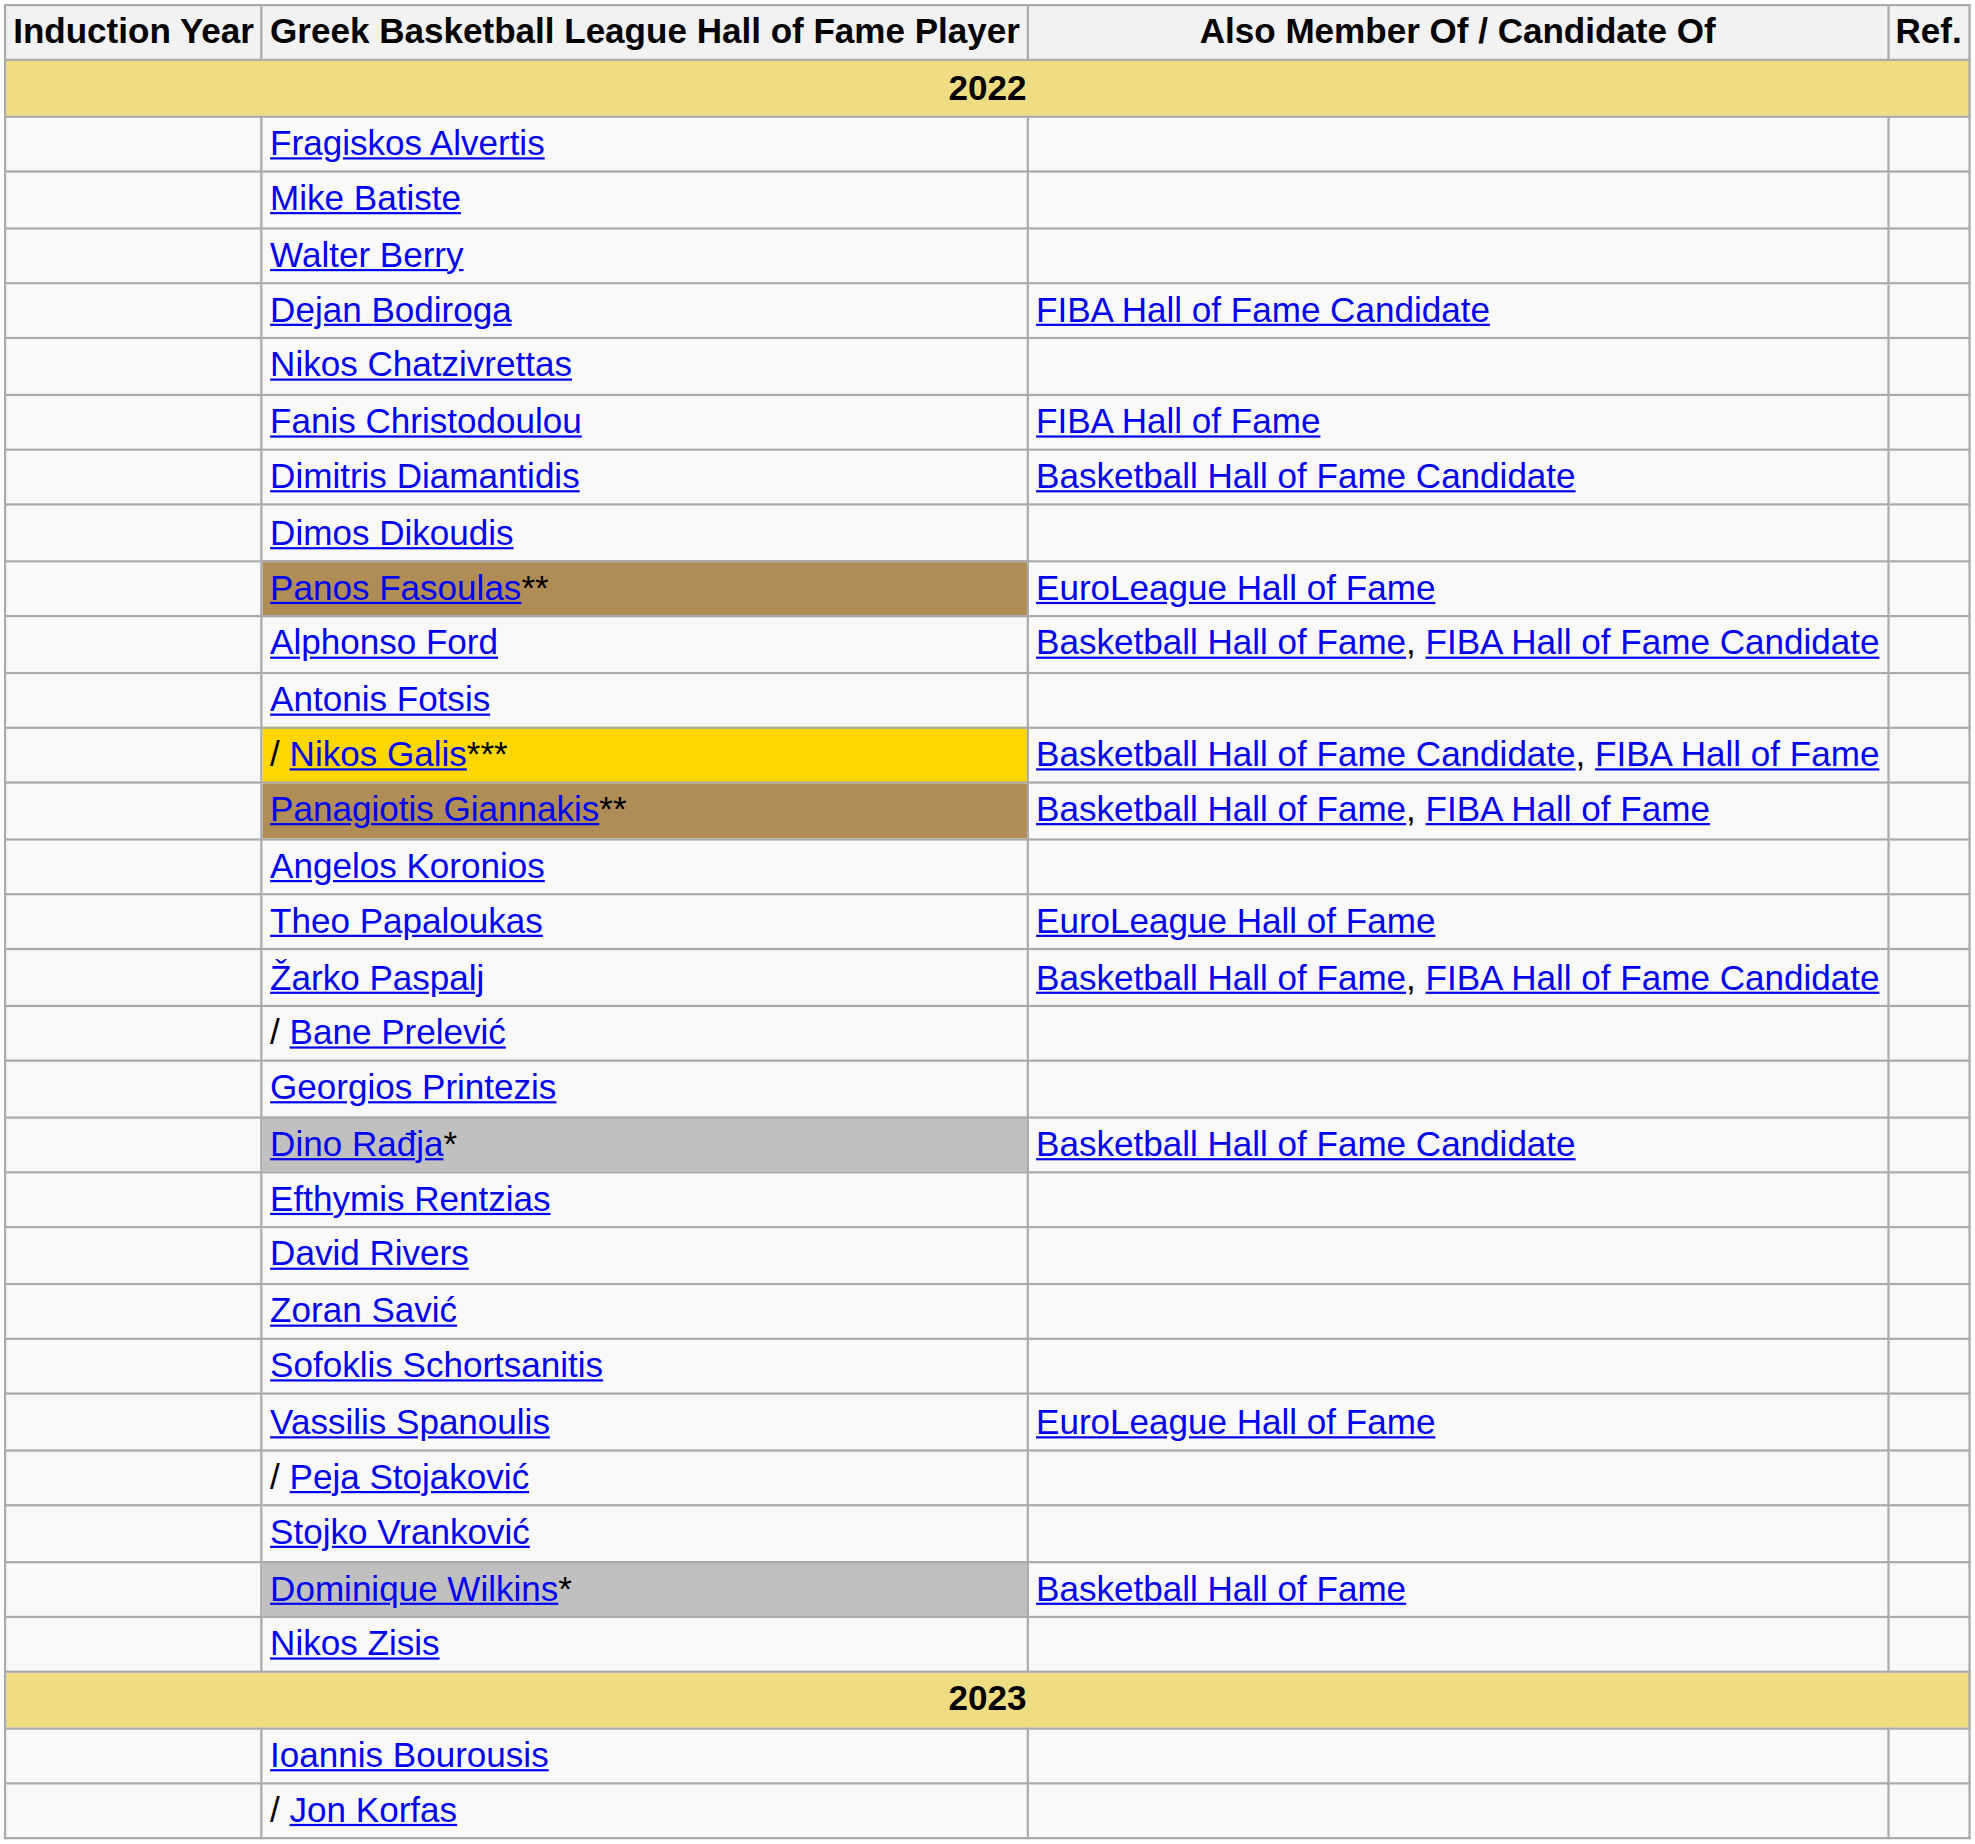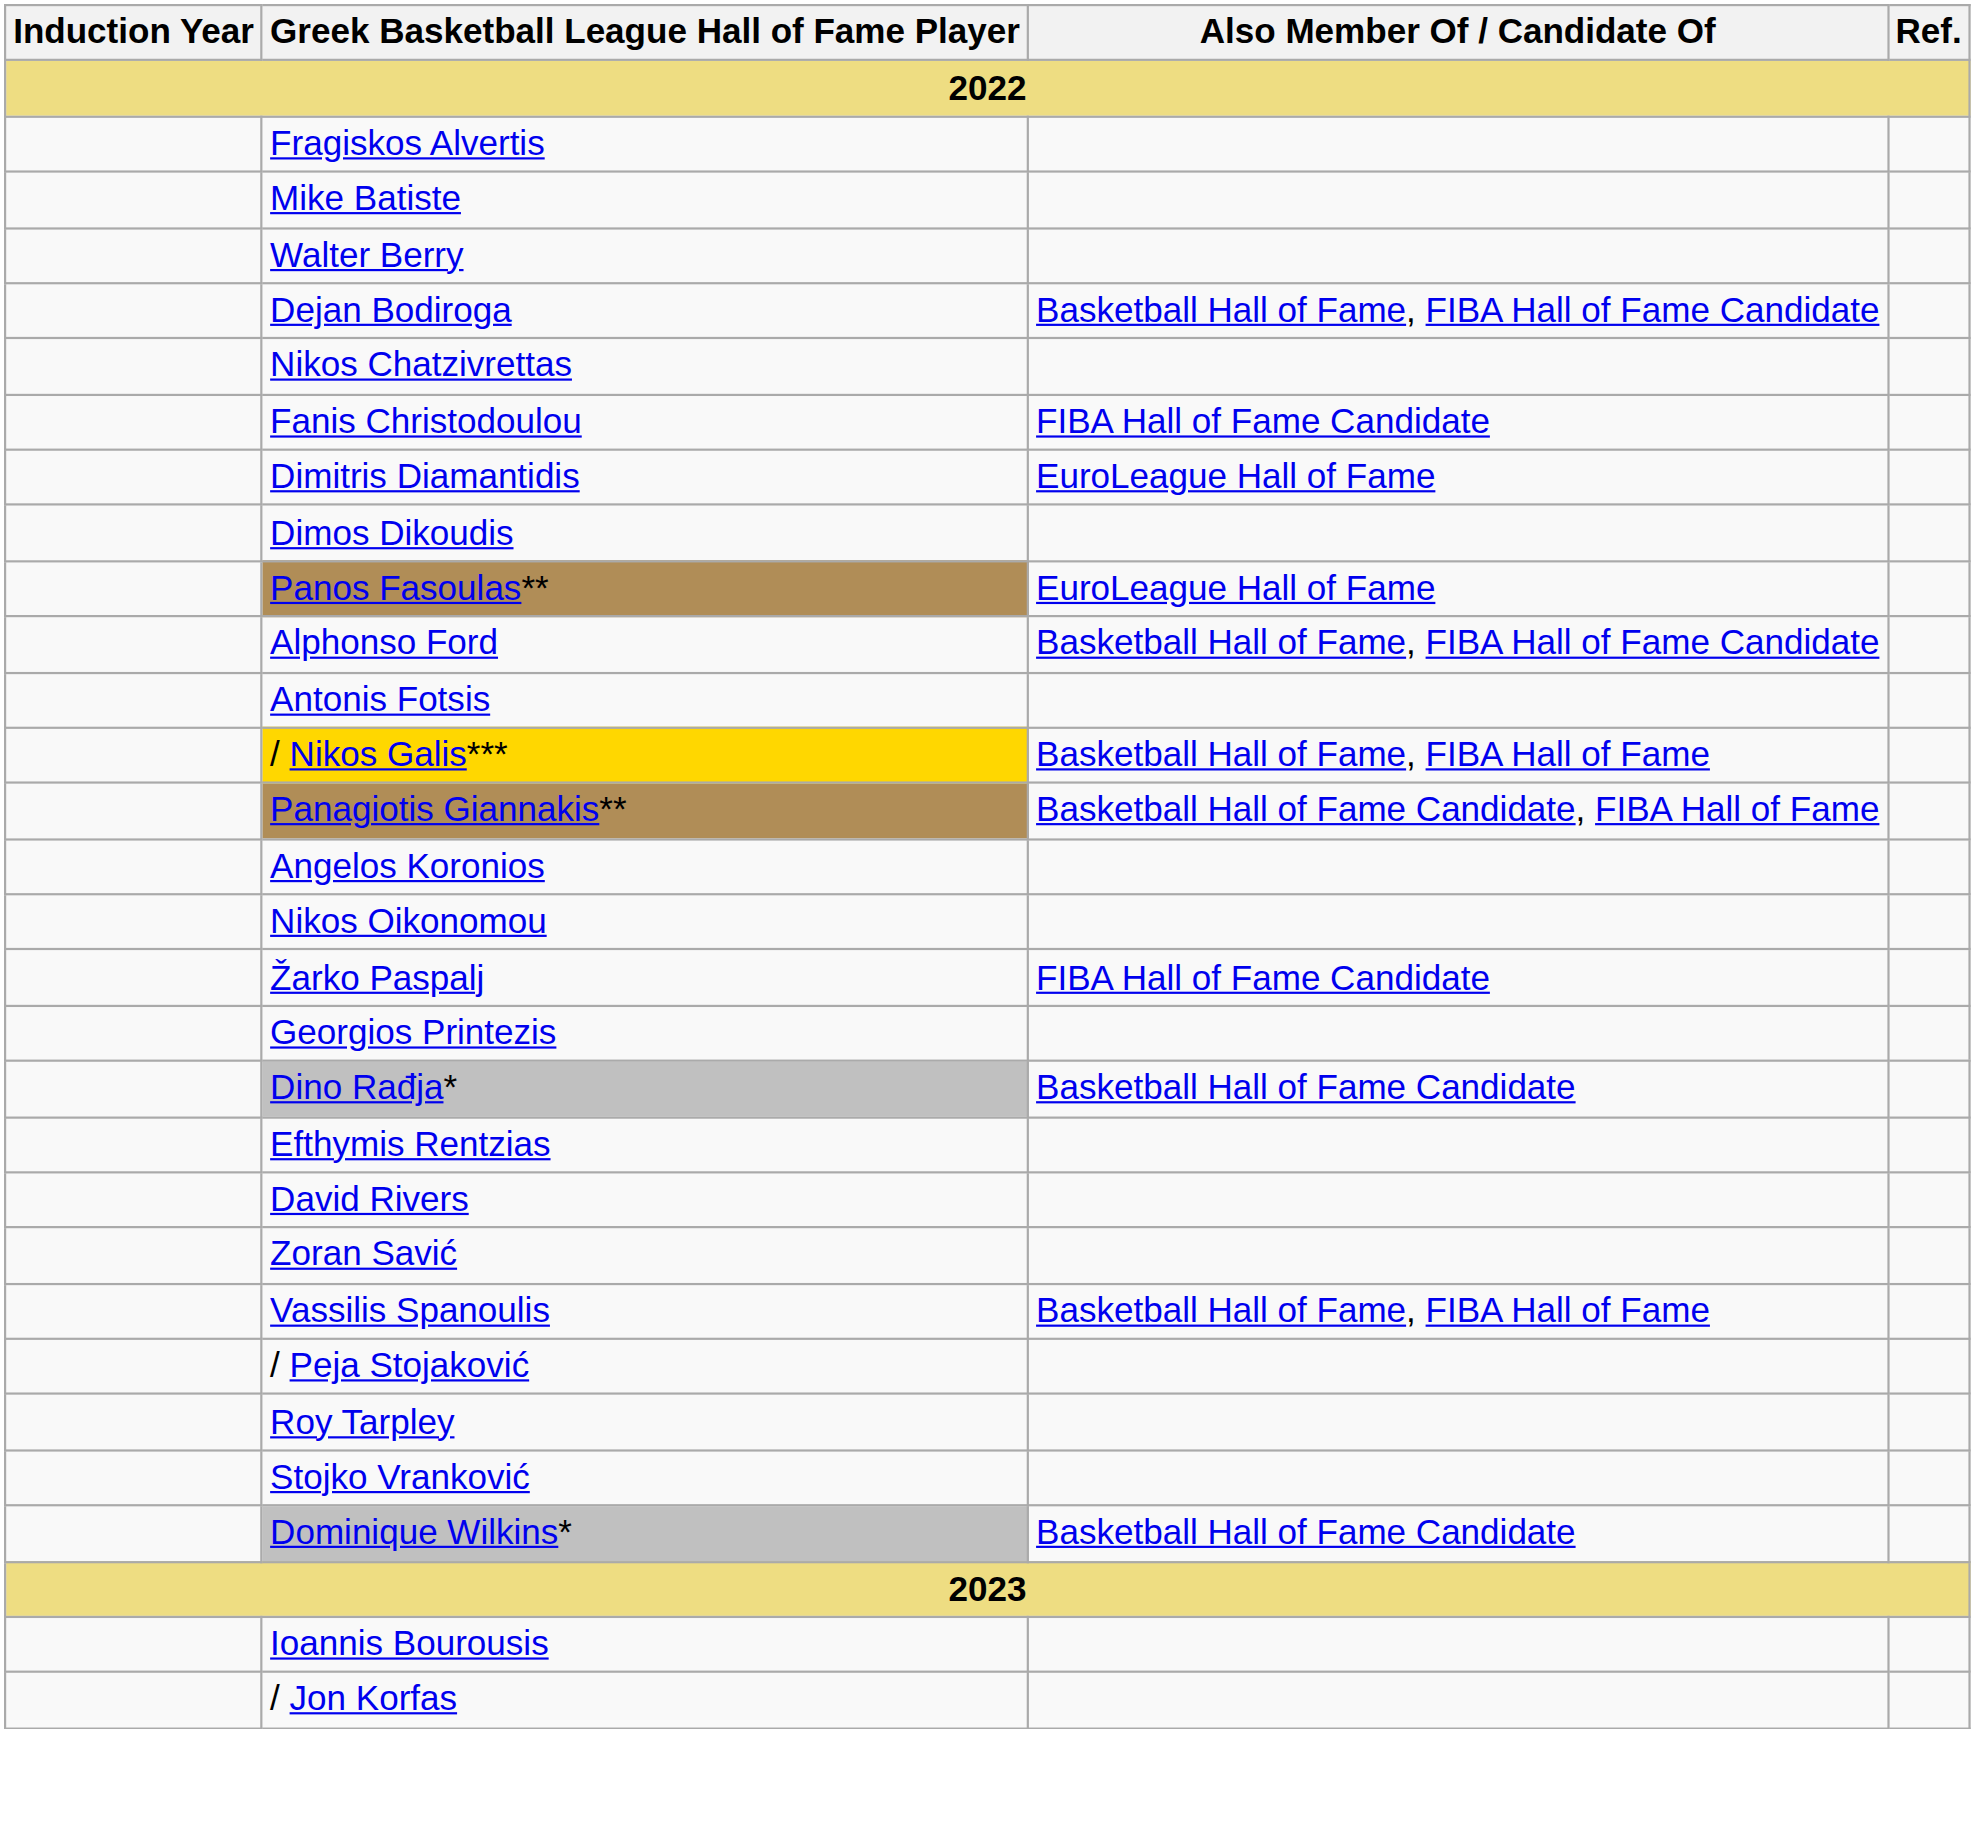(1263, 310) FIBA Hall of Fame Candidate -> (1458, 310) Basketball Hall of Fame, FIBA Hall of Fame Candidate
(1178, 421) FIBA Hall of Fame -> (1263, 421) FIBA Hall of Fame Candidate
(1306, 476) Basketball Hall of Fame Candidate -> (1236, 476) EuroLeague Hall of Fame
(1458, 754) Basketball Hall of Fame Candidate, FIBA Hall of Fame -> (1373, 754) Basketball Hall of Fame, FIBA Hall of Fame
(1373, 810) Basketball Hall of Fame, FIBA Hall of Fame -> (1458, 810) Basketball Hall of Fame Candidate, FIBA Hall of Fame
+ row: (408, 921)
- row: (406, 921)
(1458, 976) Basketball Hall of Fame, FIBA Hall of Fame Candidate -> (1263, 976) FIBA Hall of Fame Candidate
- row: (388, 1032)
- row: (437, 1365)
(1236, 1421) EuroLeague Hall of Fame -> (1373, 1310) Basketball Hall of Fame, FIBA Hall of Fame
+ row: (362, 1421)
(1221, 1588) Basketball Hall of Fame -> (1306, 1532) Basketball Hall of Fame Candidate
- row: (355, 1643)
